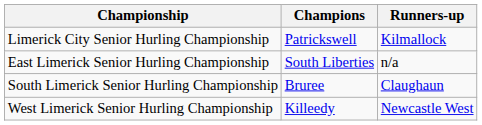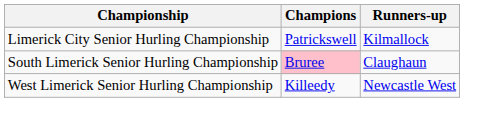- row: (138, 62)
(304, 85) no background -> (304, 62) pink background
